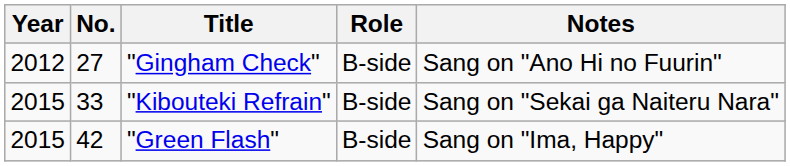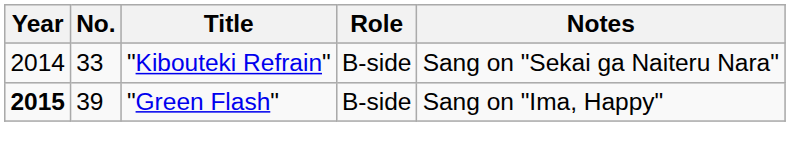- row: (223, 62)
(38, 101) 2015 -> (38, 62) 2014
(38, 140) normal -> (38, 101) bold
(90, 140) 42 -> (90, 101) 39
